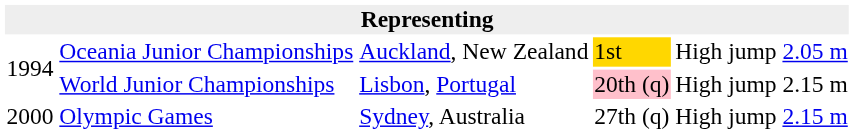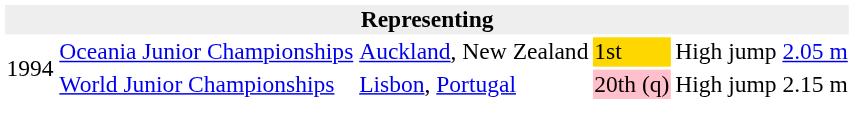- row: (136, 116)
